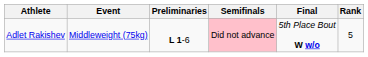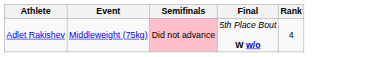- column: (179, 12)
(351, 35) 5 -> (291, 35) 4
